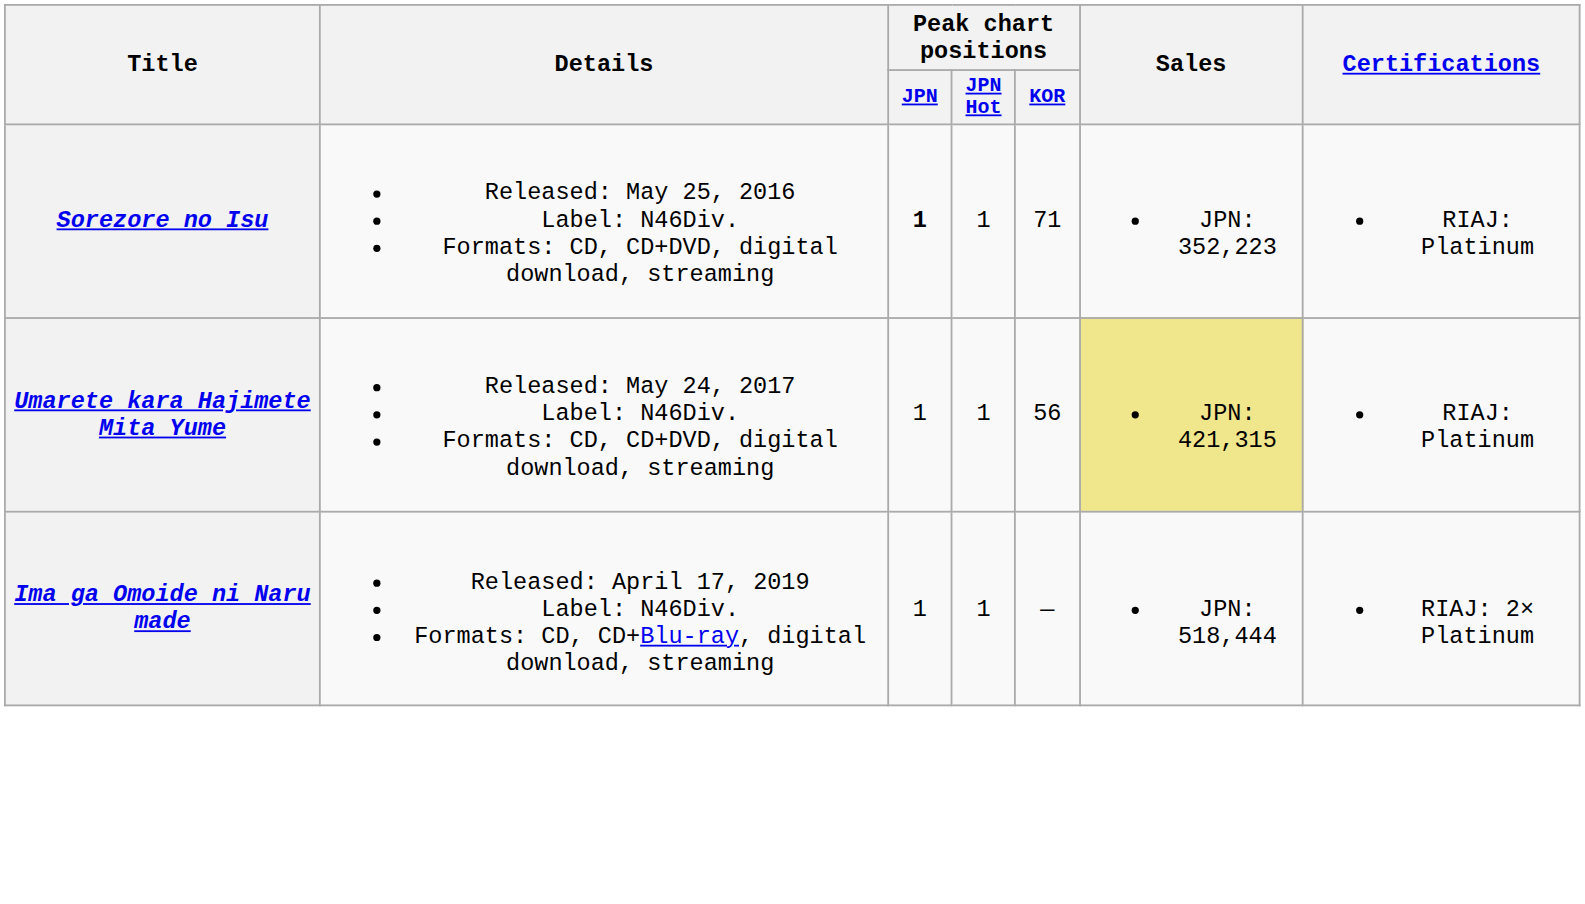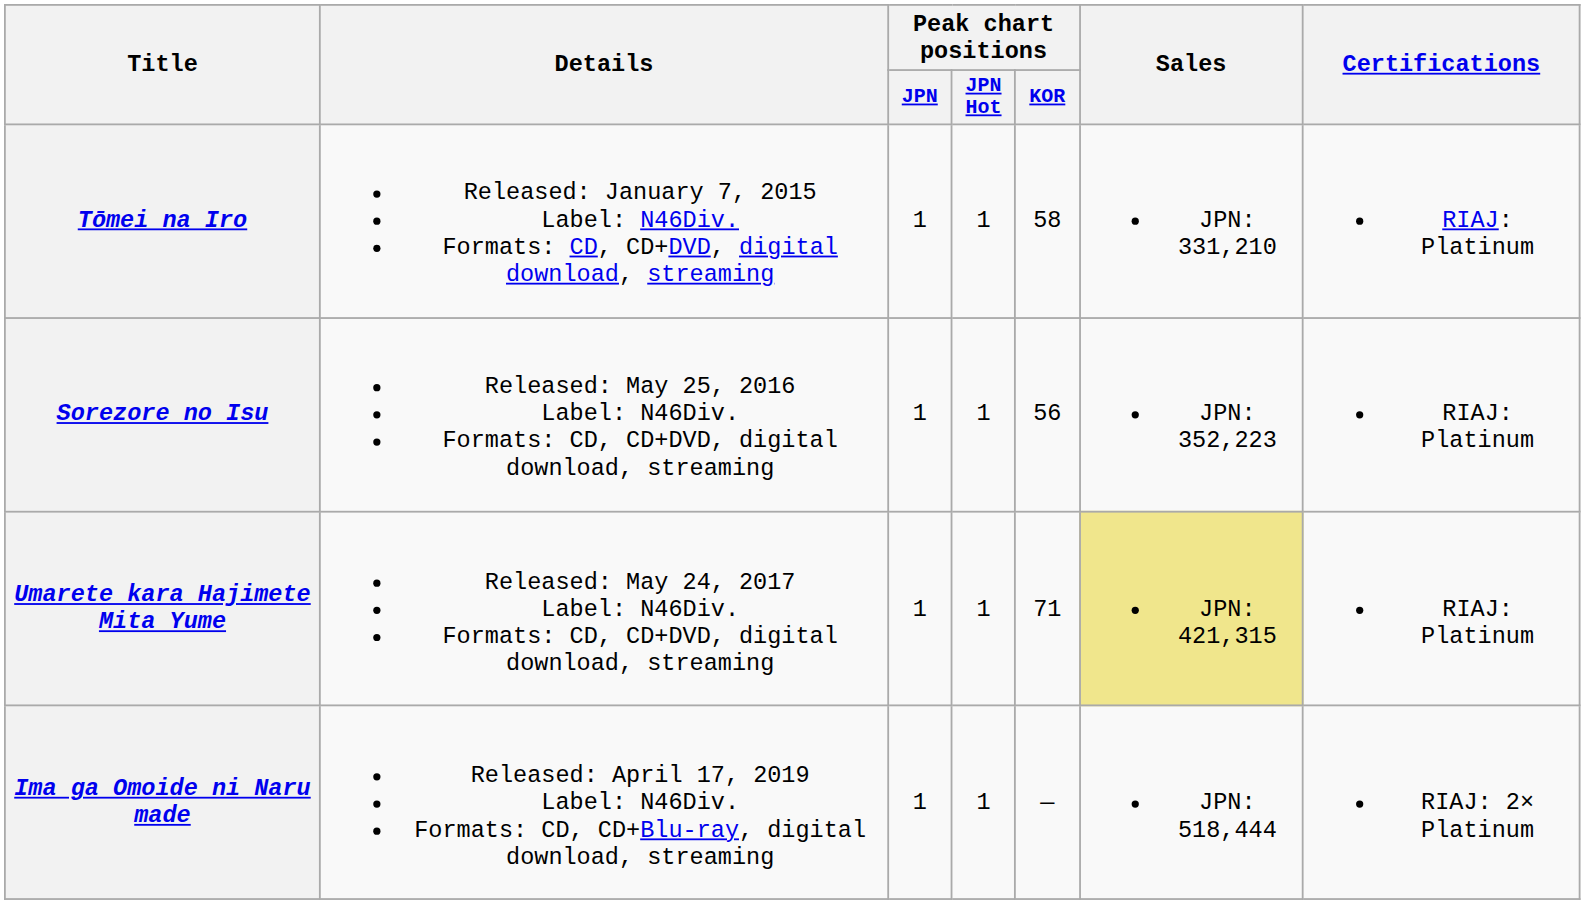+ row: (162, 221)
(920, 221) bold -> (920, 415) normal
(1047, 221) 71 -> (1047, 415) 56
(1047, 415) 56 -> (1047, 609) 71
